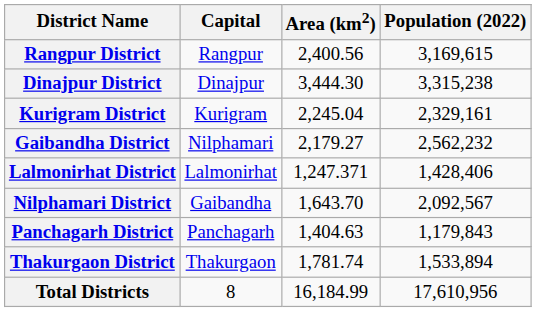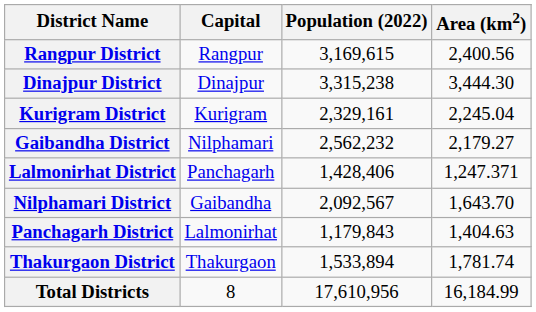columns swapped: (331, 21) <-> (455, 21)
(231, 172) Lalmonirhat -> (231, 172) Panchagarh
(231, 232) Panchagarh -> (231, 232) Lalmonirhat
